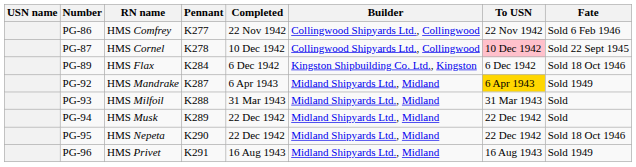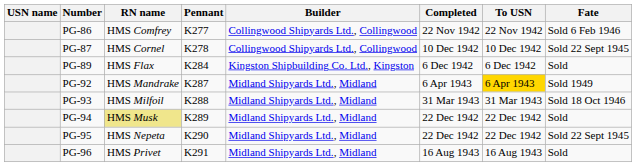columns swapped: (385, 13) <-> (257, 13)
(513, 48) pink background -> (513, 48) no background
(586, 65) Sold 18 Oct 1946 -> (558, 65) Sold
(558, 100) Sold -> (586, 100) Sold 18 Oct 1946
(132, 118) no background -> (132, 118) khaki background
(586, 135) Sold 18 Oct 1946 -> (588, 135) Sold 22 Sept 1945
(570, 153) Sold 1949 -> (558, 153) Sold
